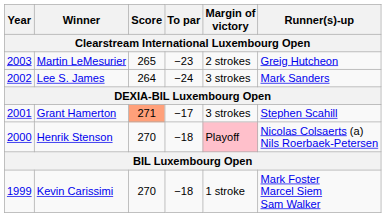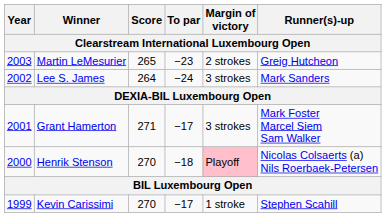(147, 114) lightsalmon background -> (147, 126) no background
(299, 114) Stephen Scahill -> (291, 126) Mark Foster Marcel Siem Sam Walker
(184, 191) −18 -> (184, 204) −17
(291, 191) Mark Foster Marcel Siem Sam Walker -> (299, 204) Stephen Scahill
